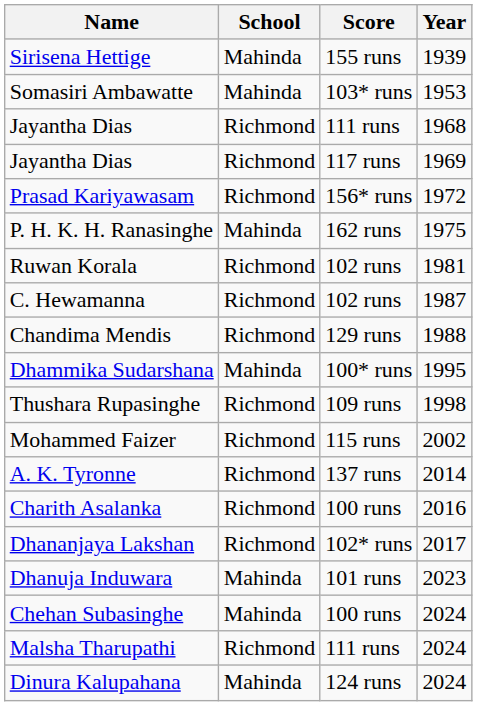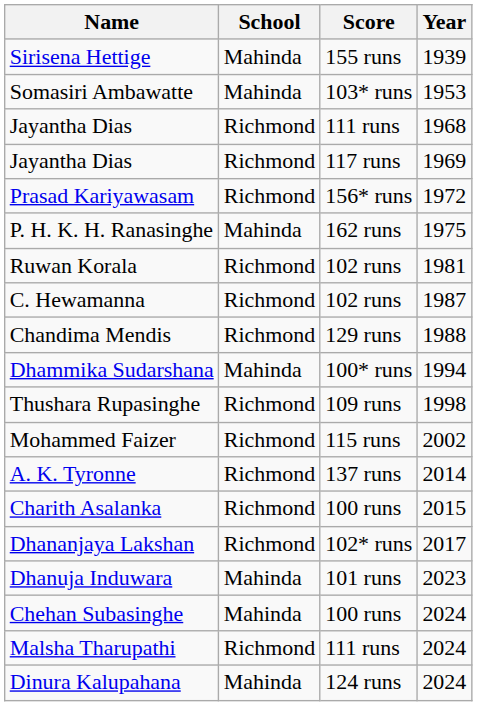(444, 369) 1995 -> (444, 369) 1994
(444, 508) 2016 -> (444, 508) 2015
